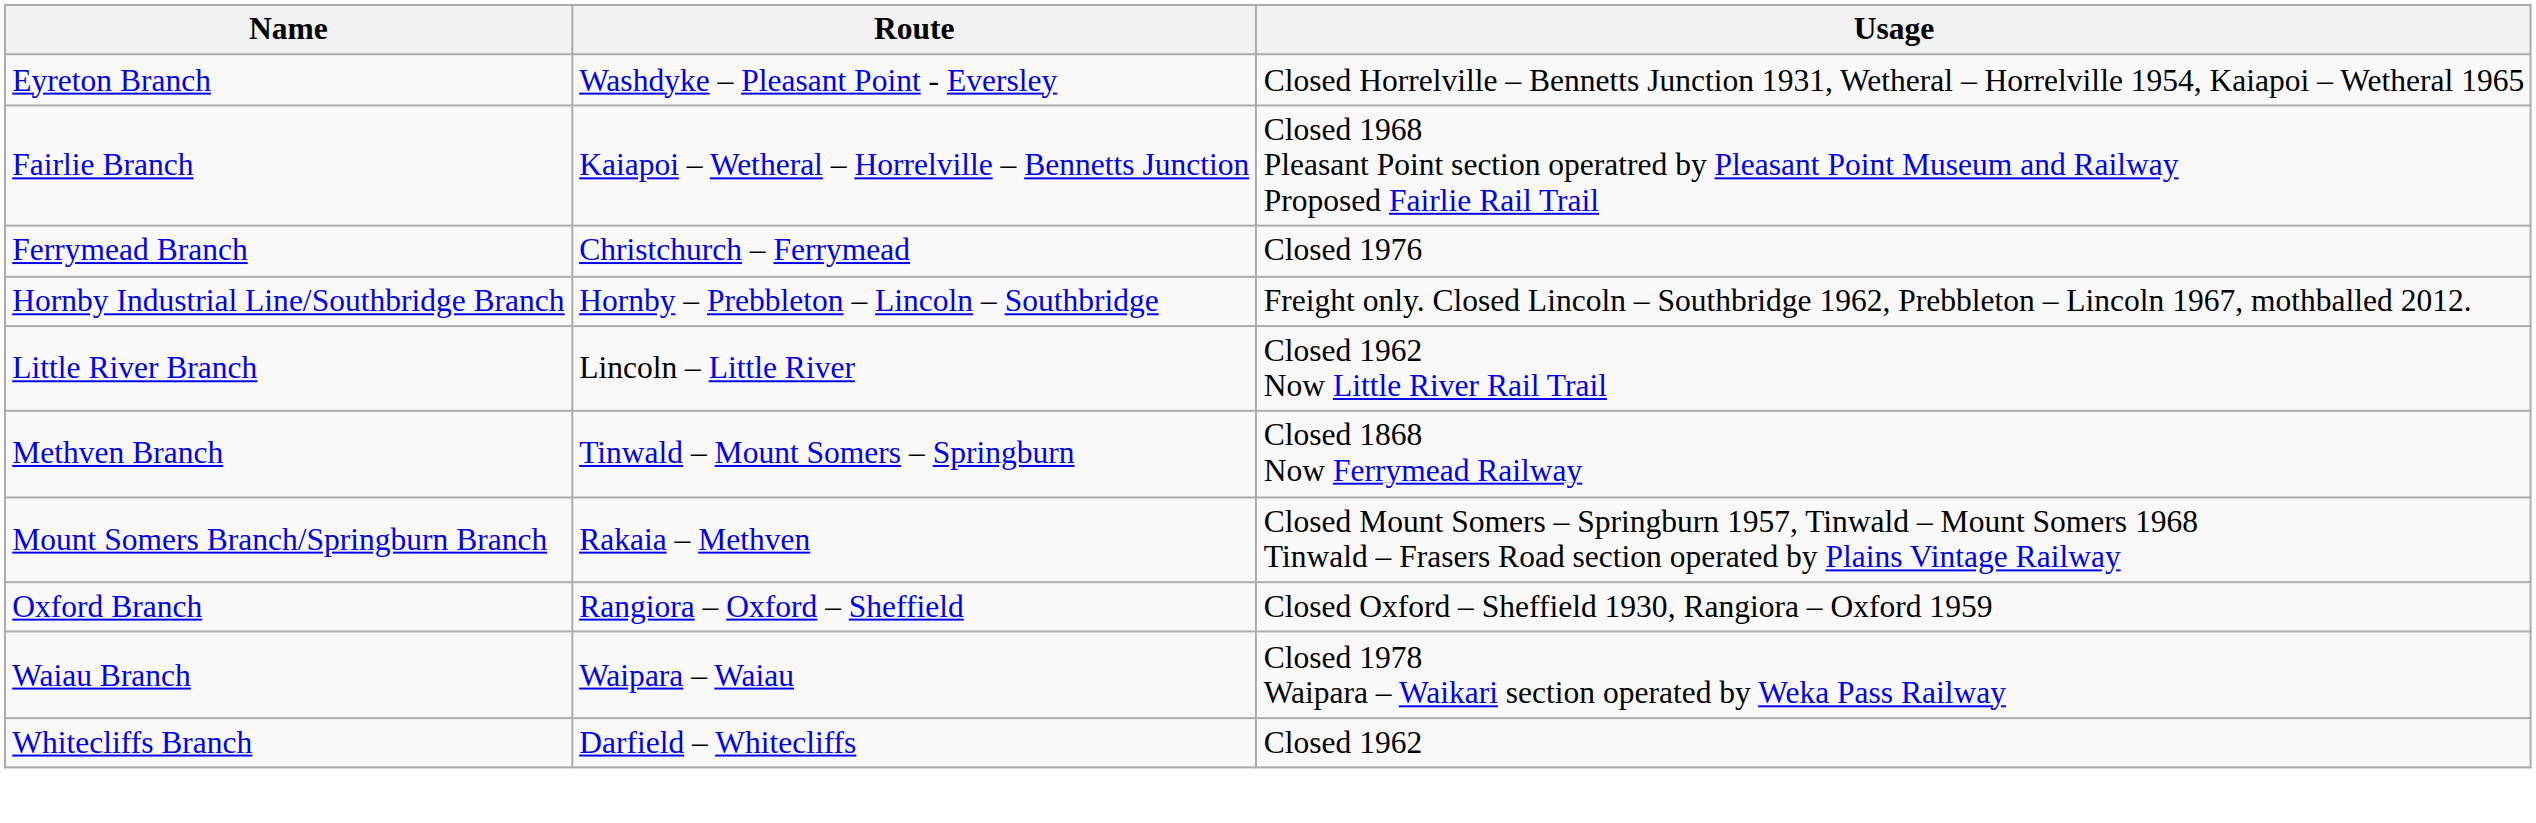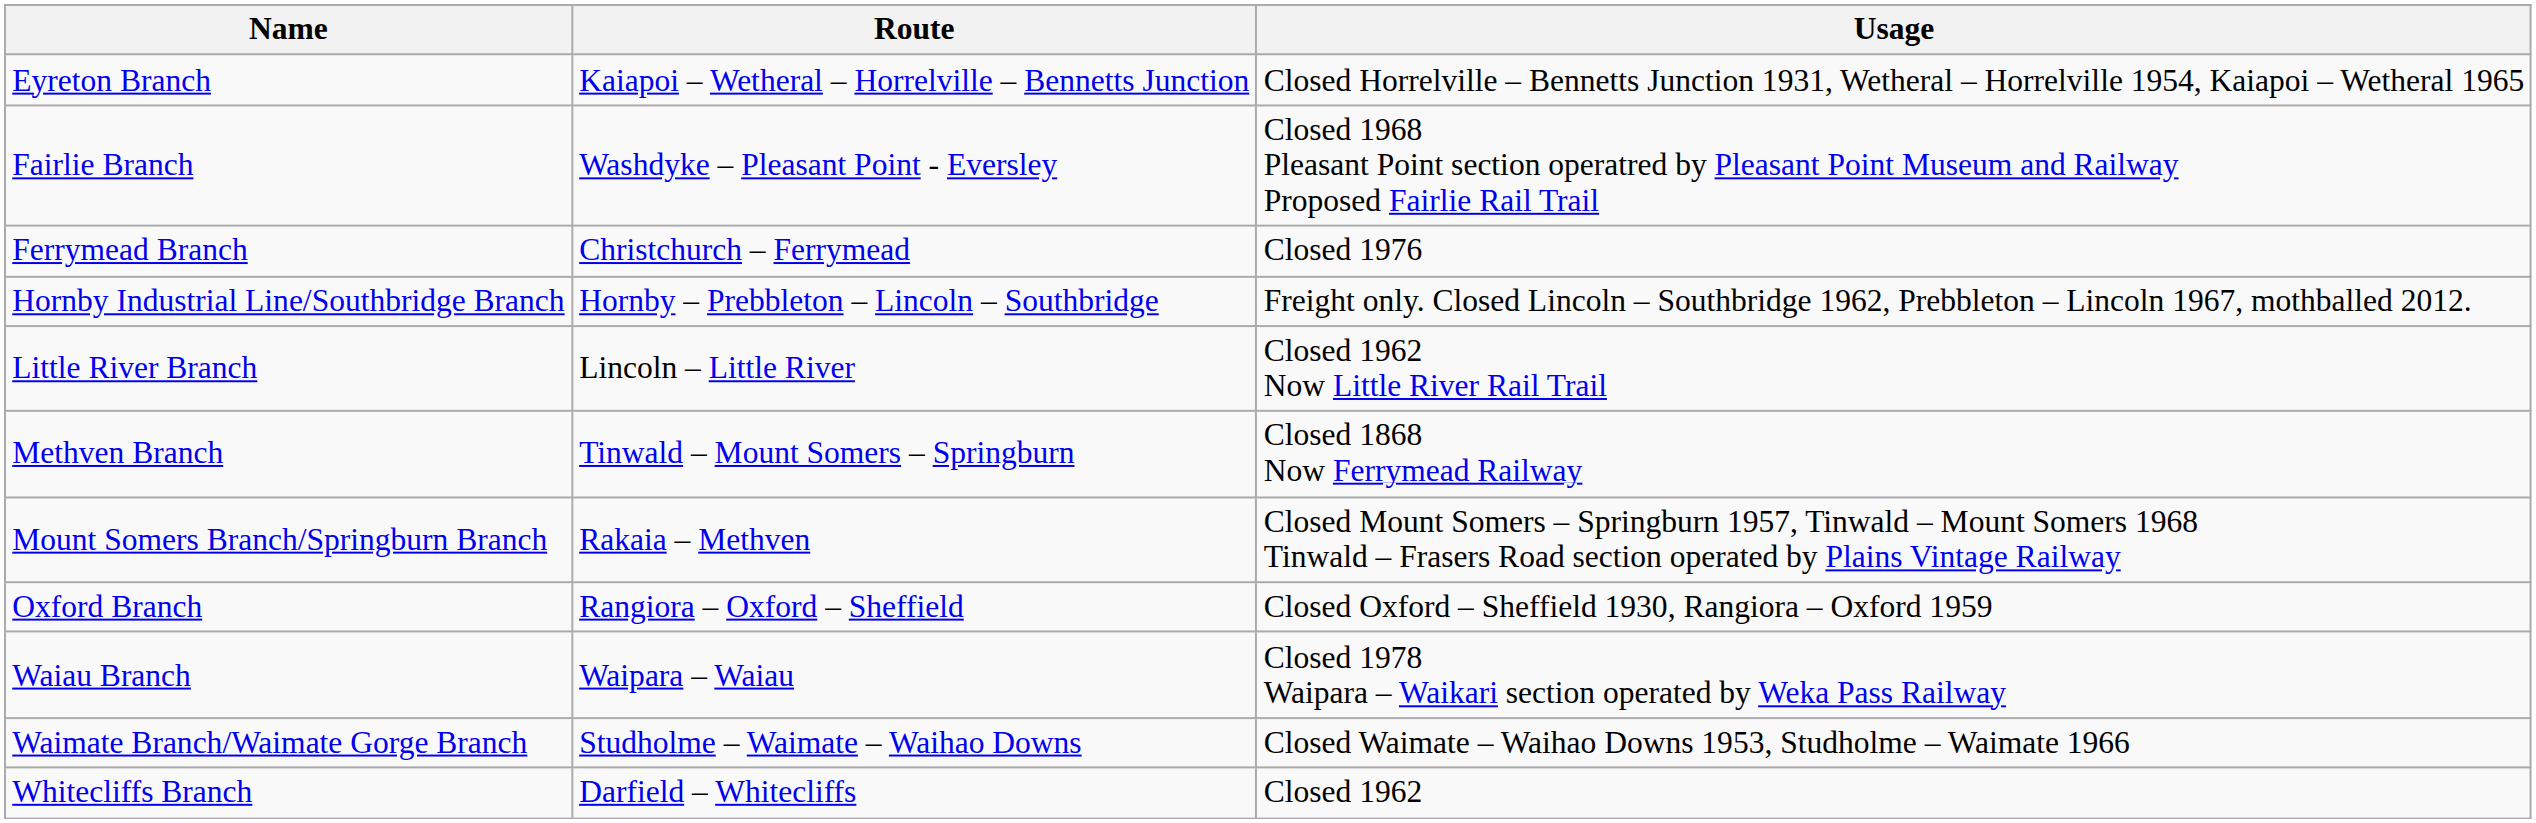(818, 79) Washdyke – Pleasant Point - Eversley -> (914, 79) Kaiapoi – Wetheral – Horrelville – Bennetts Junction
(914, 164) Kaiapoi – Wetheral – Horrelville – Bennetts Junction -> (818, 164) Washdyke – Pleasant Point - Eversley
+ row: (270, 742)
